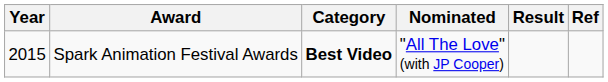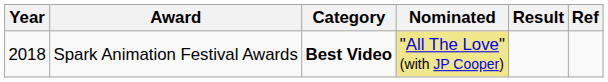(27, 53) 2015 -> (27, 53) 2018
(452, 53) no background -> (452, 53) khaki background
